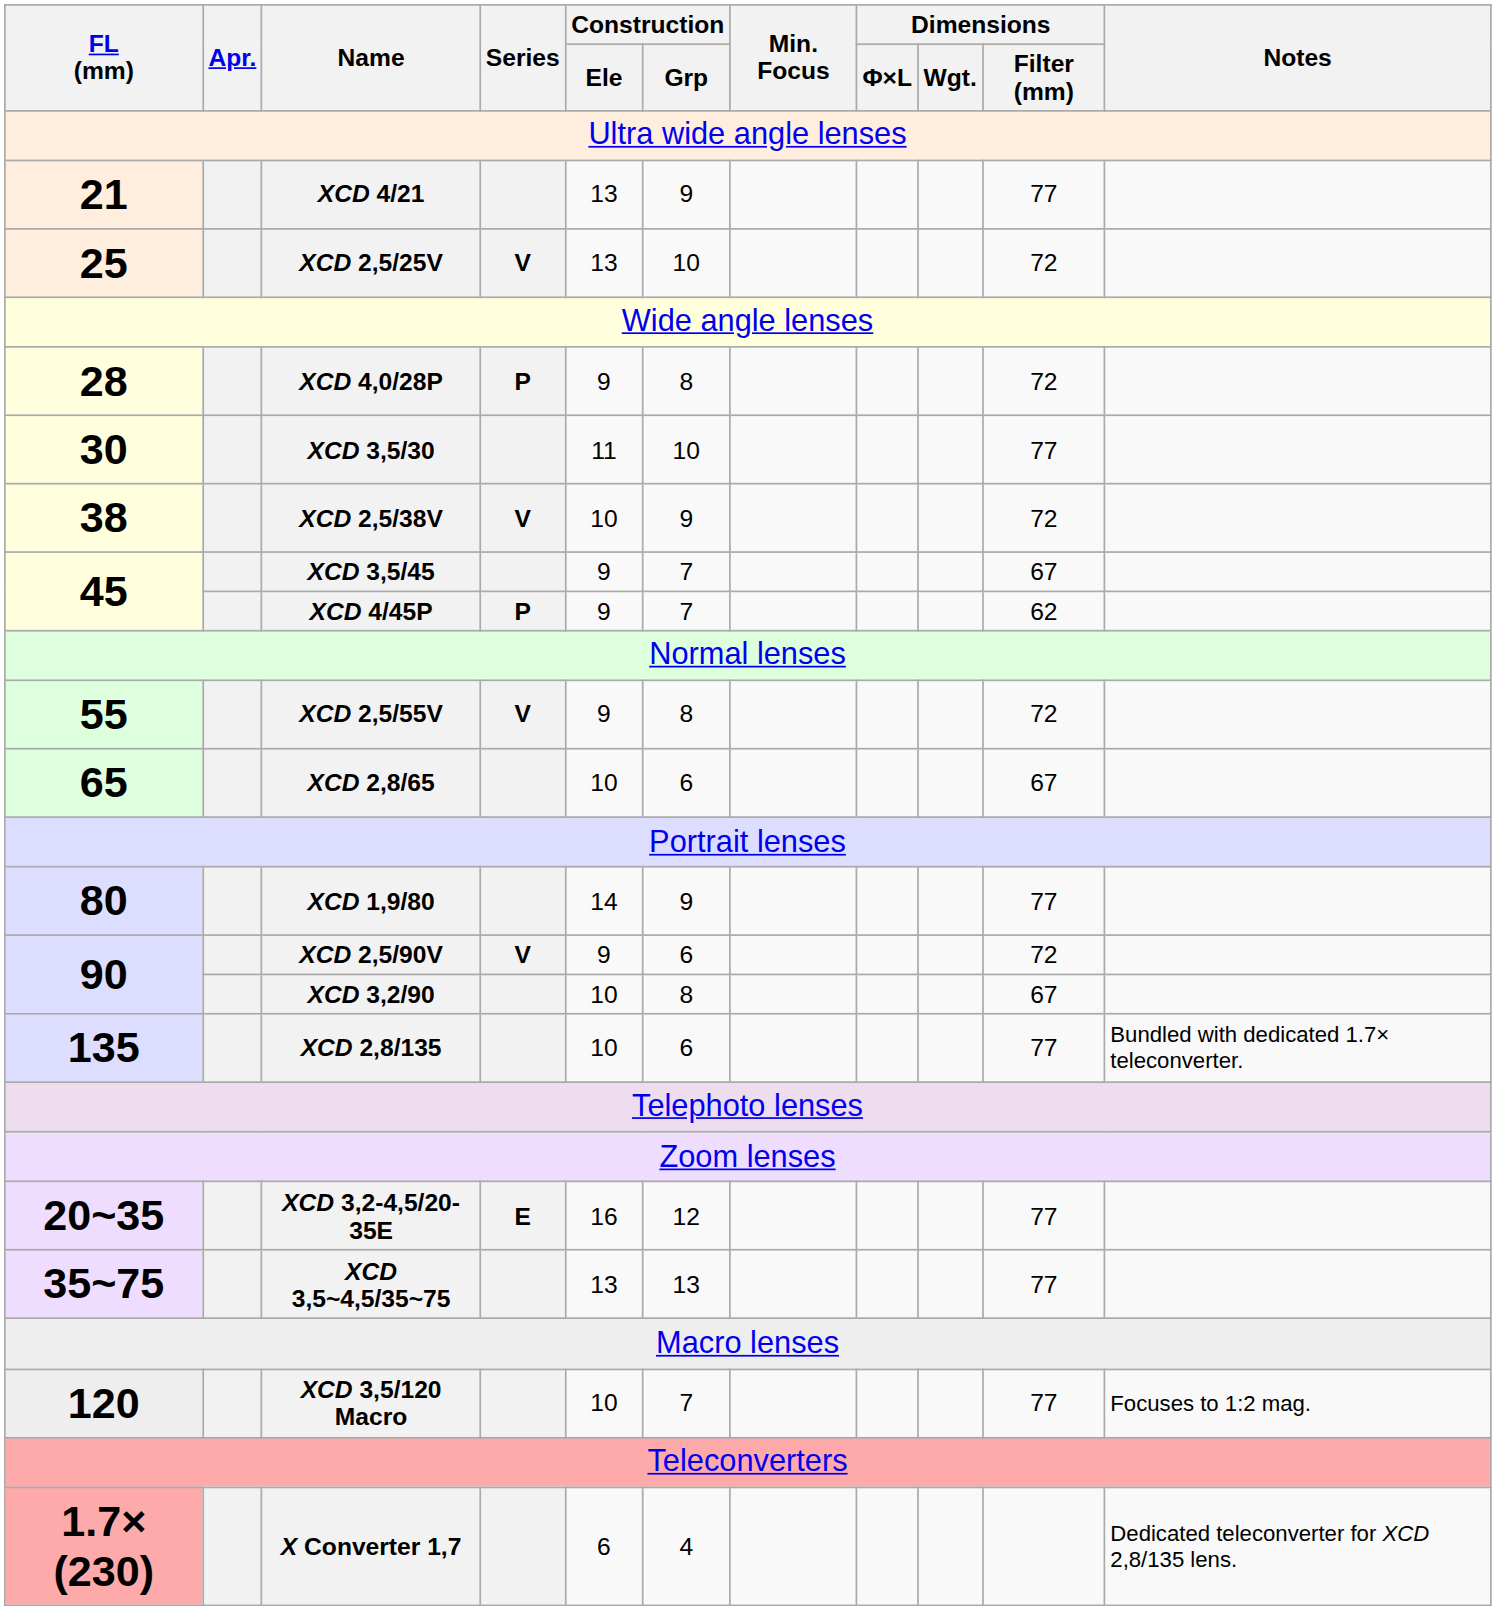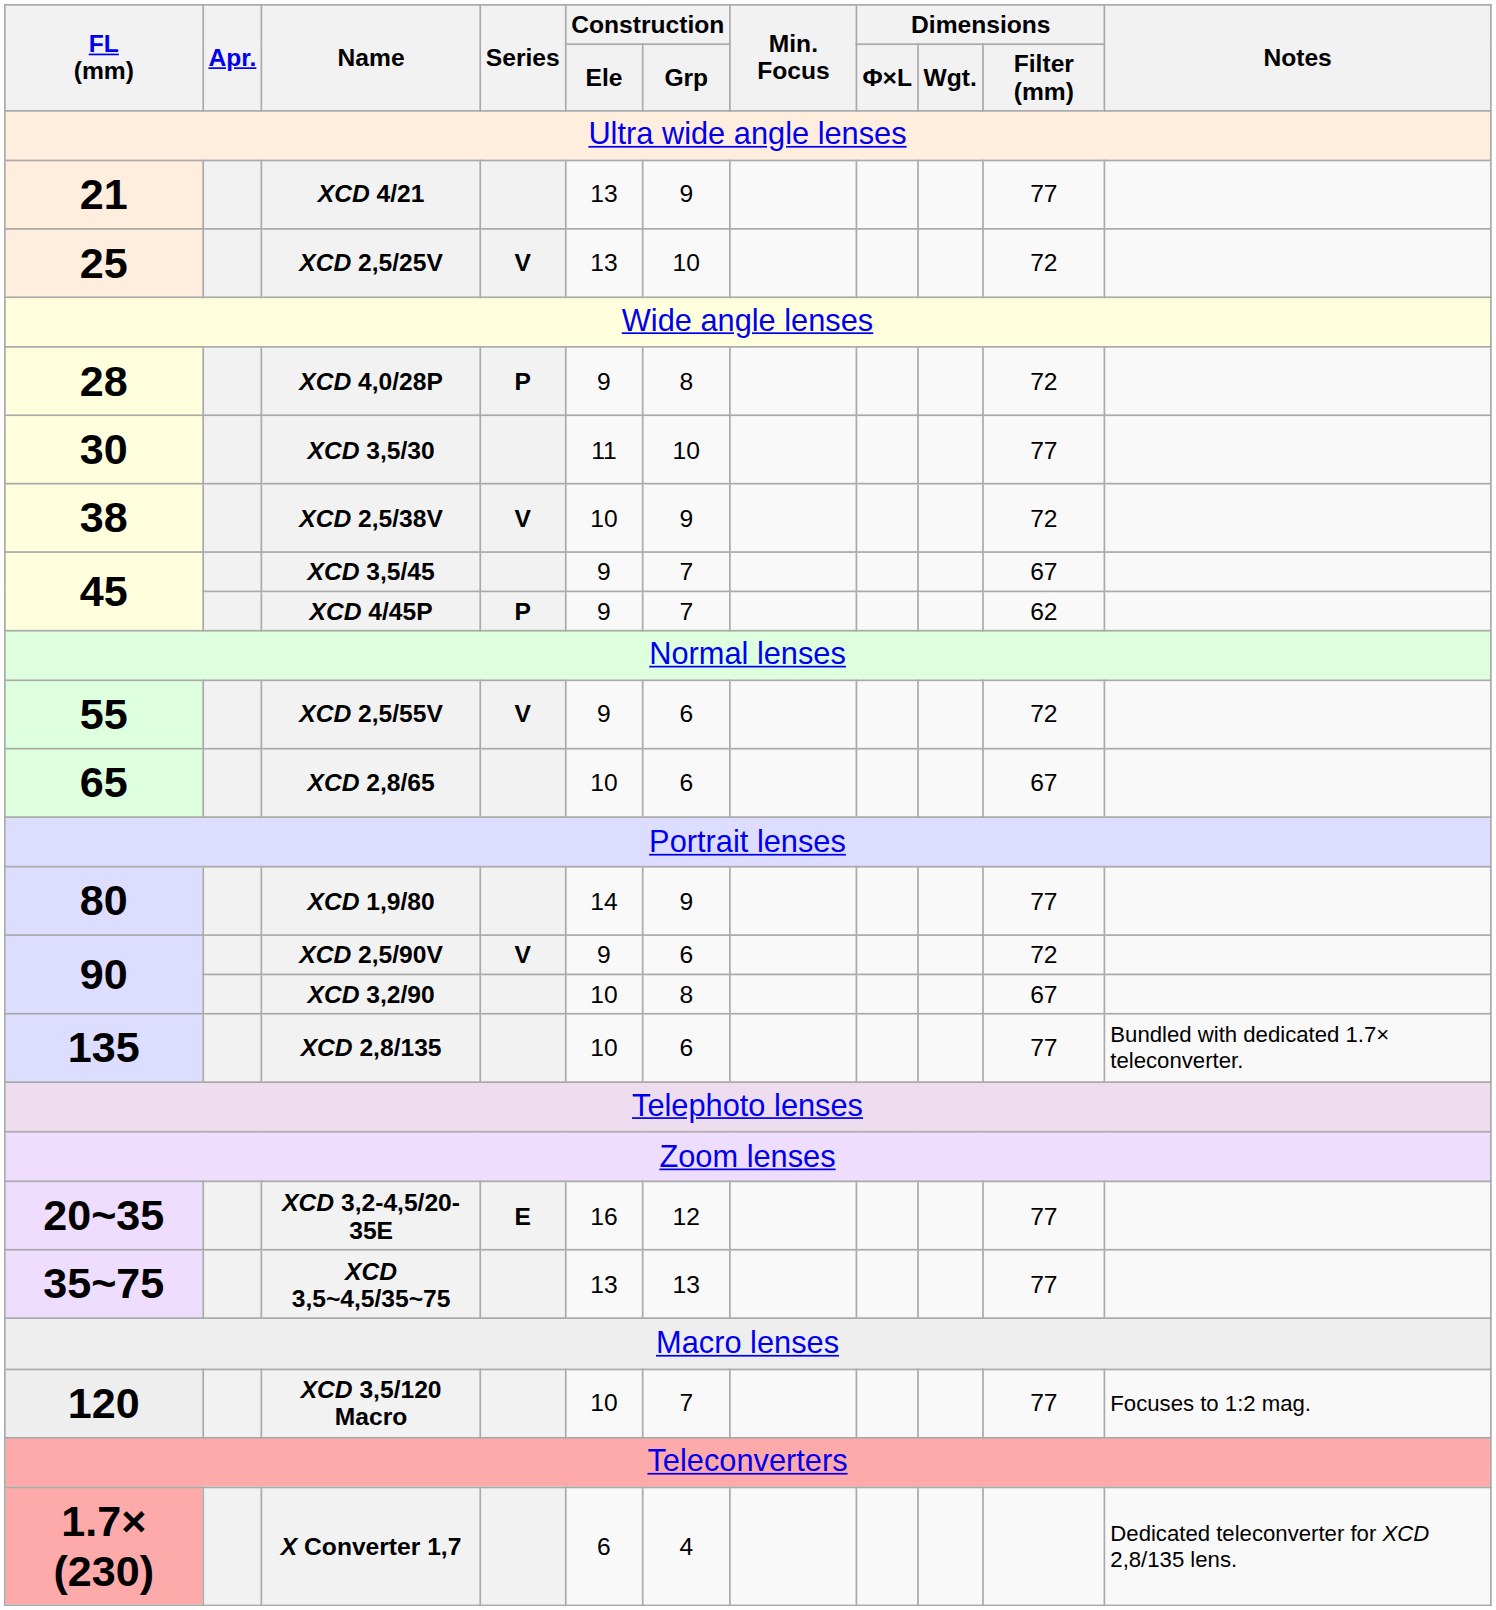(686, 715) 8 -> (686, 715) 6
